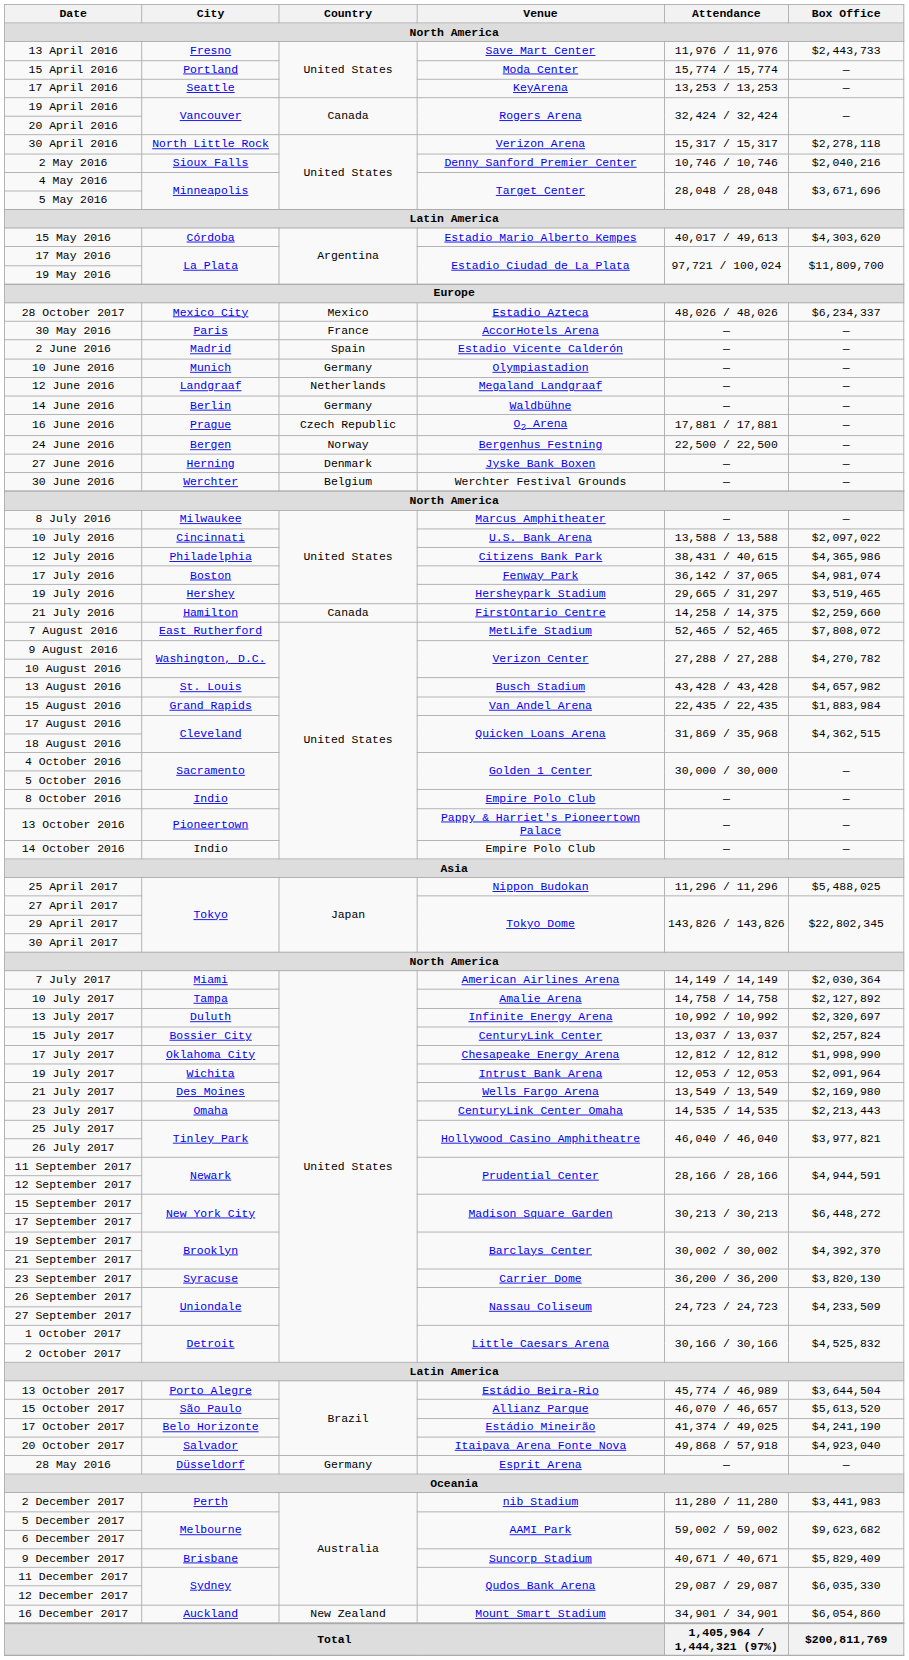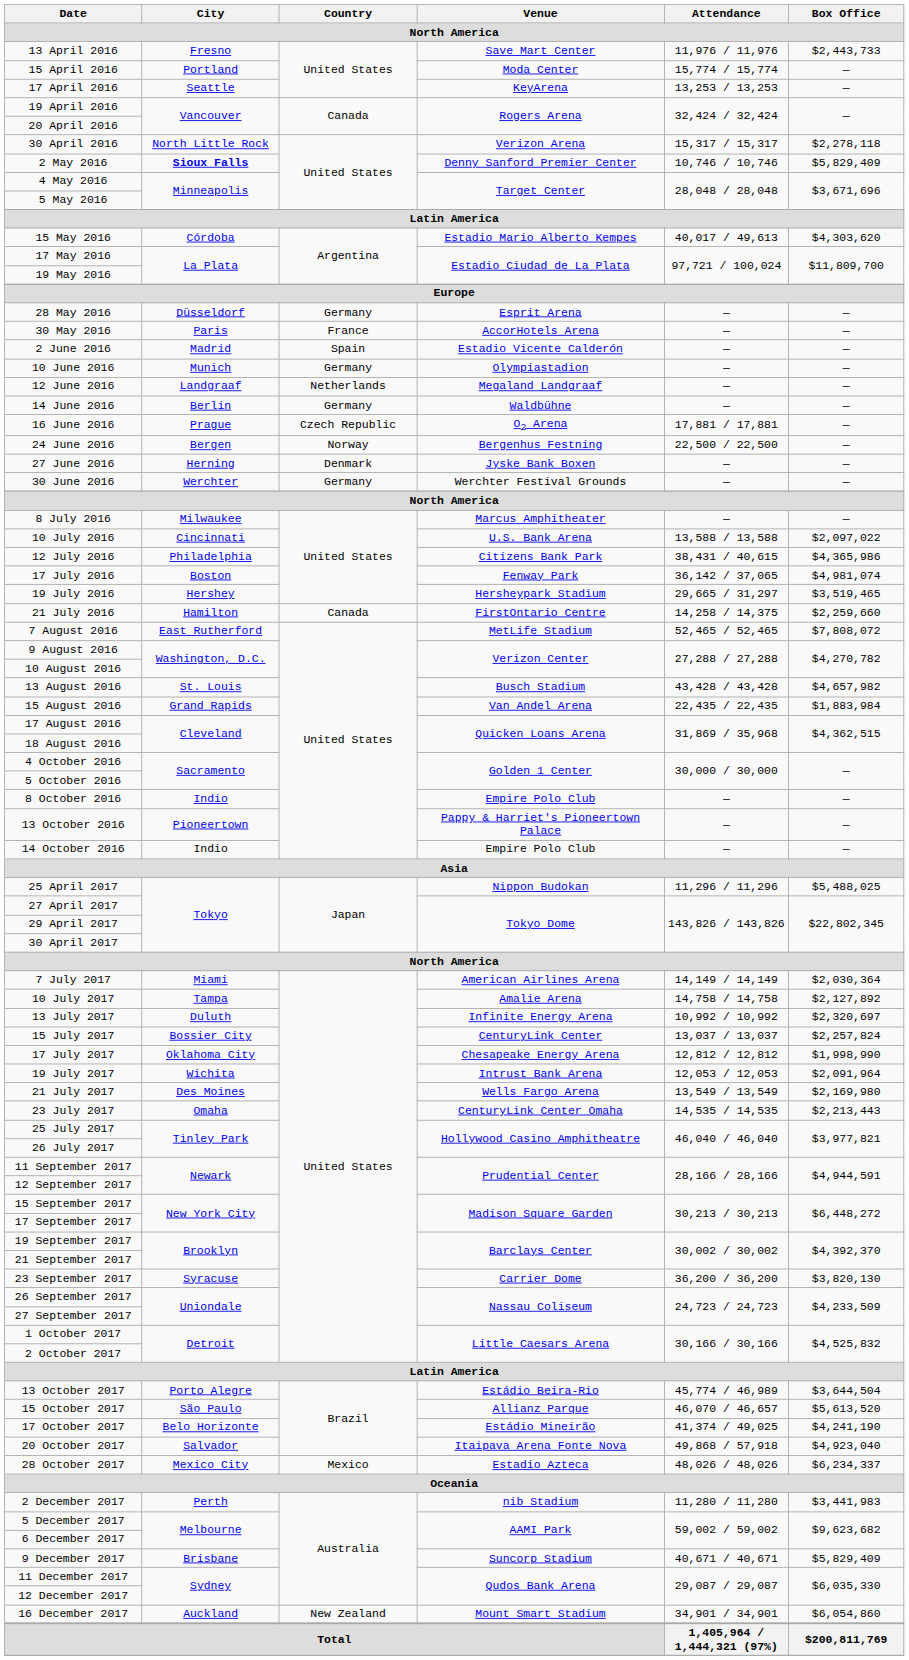(211, 163) normal -> (211, 163) bold
(846, 163) $2,040,216 -> (846, 163) $5,829,409
rows swapped: (73, 1465) <-> (73, 312)
(348, 482) Belgium -> (348, 482) Germany
